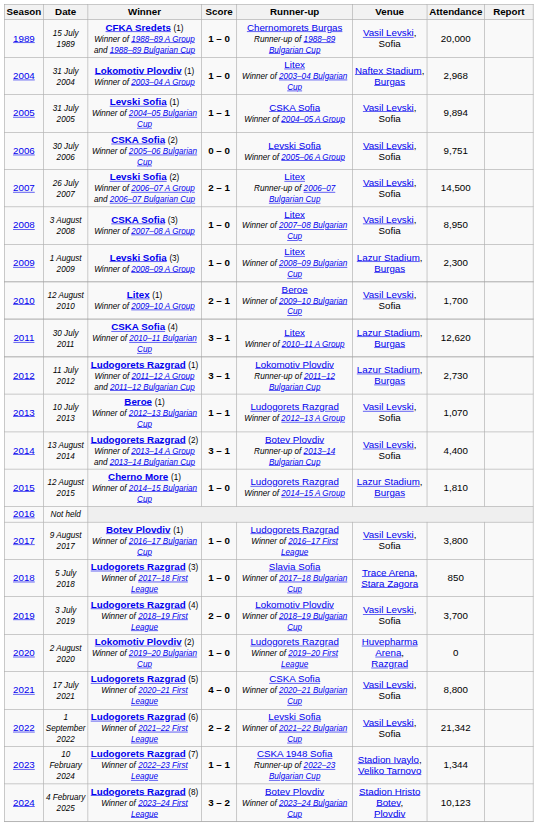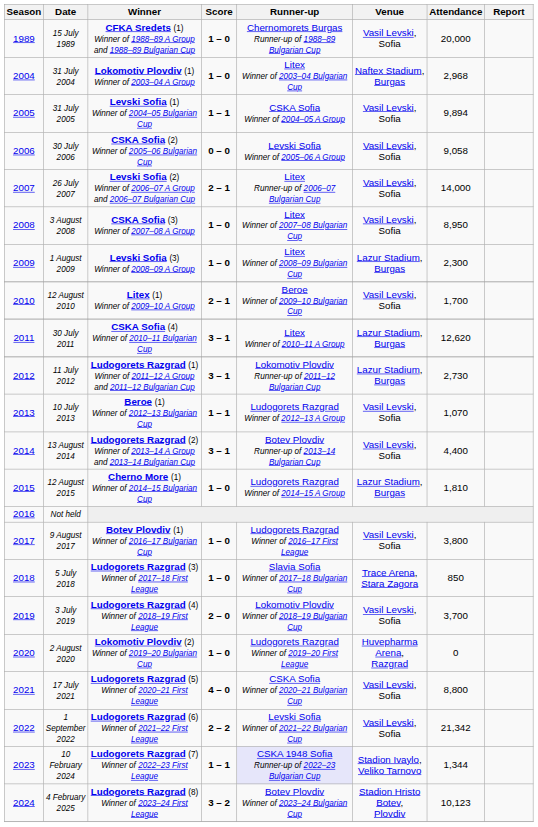(456, 151) 9,751 -> (456, 151) 9,058
(456, 188) 14,500 -> (456, 188) 14,000
(295, 765) no background -> (295, 765) lavender background
